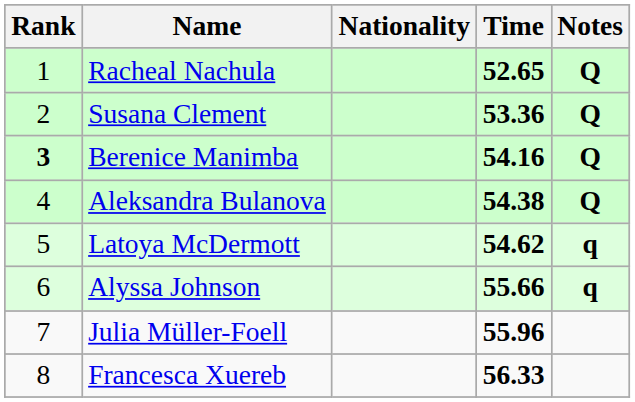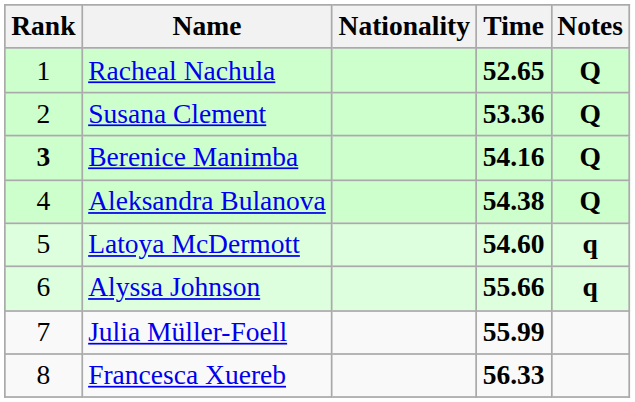(514, 244) 54.62 -> (514, 244) 54.60
(514, 331) 55.96 -> (514, 331) 55.99
